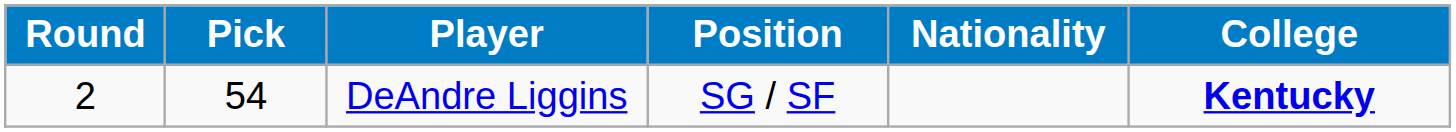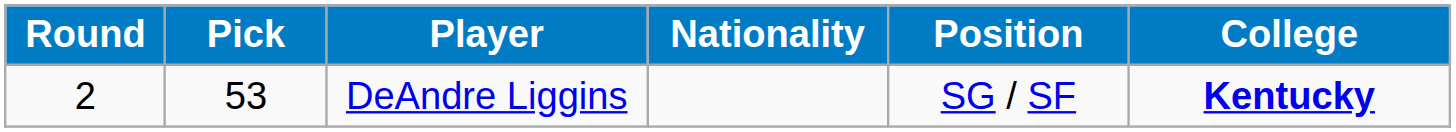columns swapped: (768, 34) <-> (1008, 34)
(246, 95) 54 -> (246, 95) 53
